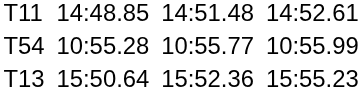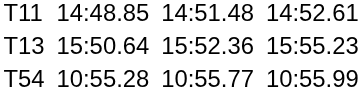rows swapped: (24, 79) <-> (24, 46)
